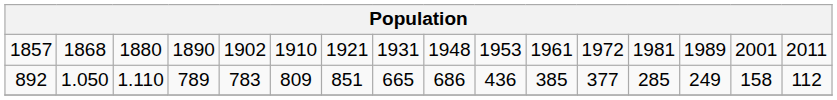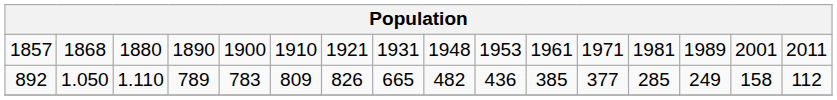(245, 49) 1902 -> (245, 49) 1900
(603, 49) 1972 -> (603, 49) 1971
(347, 79) 851 -> (347, 79) 826
(449, 79) 686 -> (449, 79) 482
